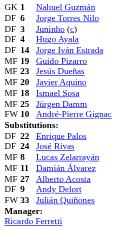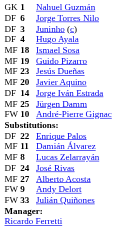rows swapped: (70, 50) <-> (58, 93)
rows swapped: (55, 146) <-> (66, 168)
(10, 189) DF -> (11, 189) FW
